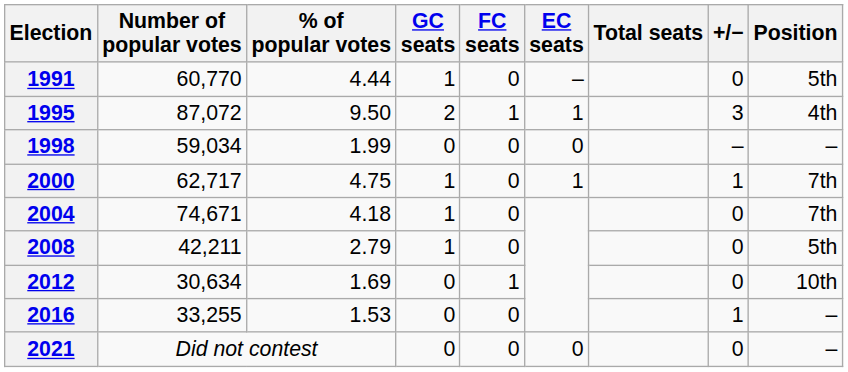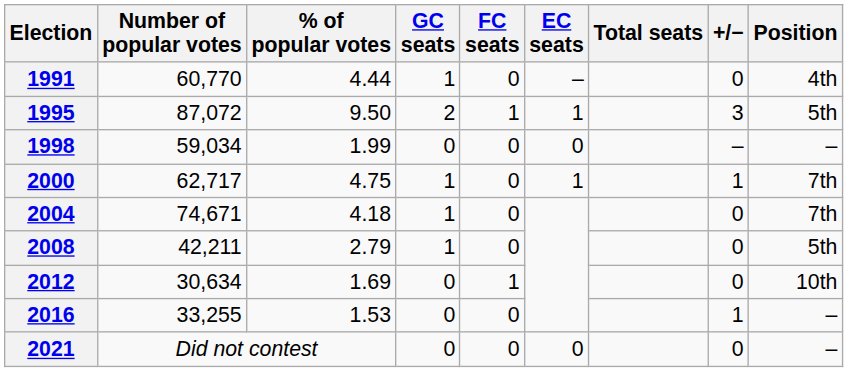(823, 79) 5th -> (823, 79) 4th
(823, 112) 4th -> (823, 112) 5th
